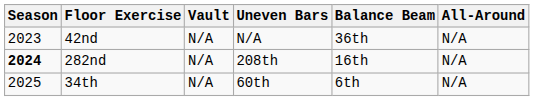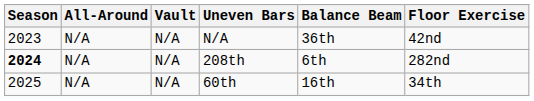columns swapped: (483, 16) <-> (123, 16)
(352, 61) 16th -> (314, 61) 6th
(347, 84) 6th -> (318, 84) 16th
